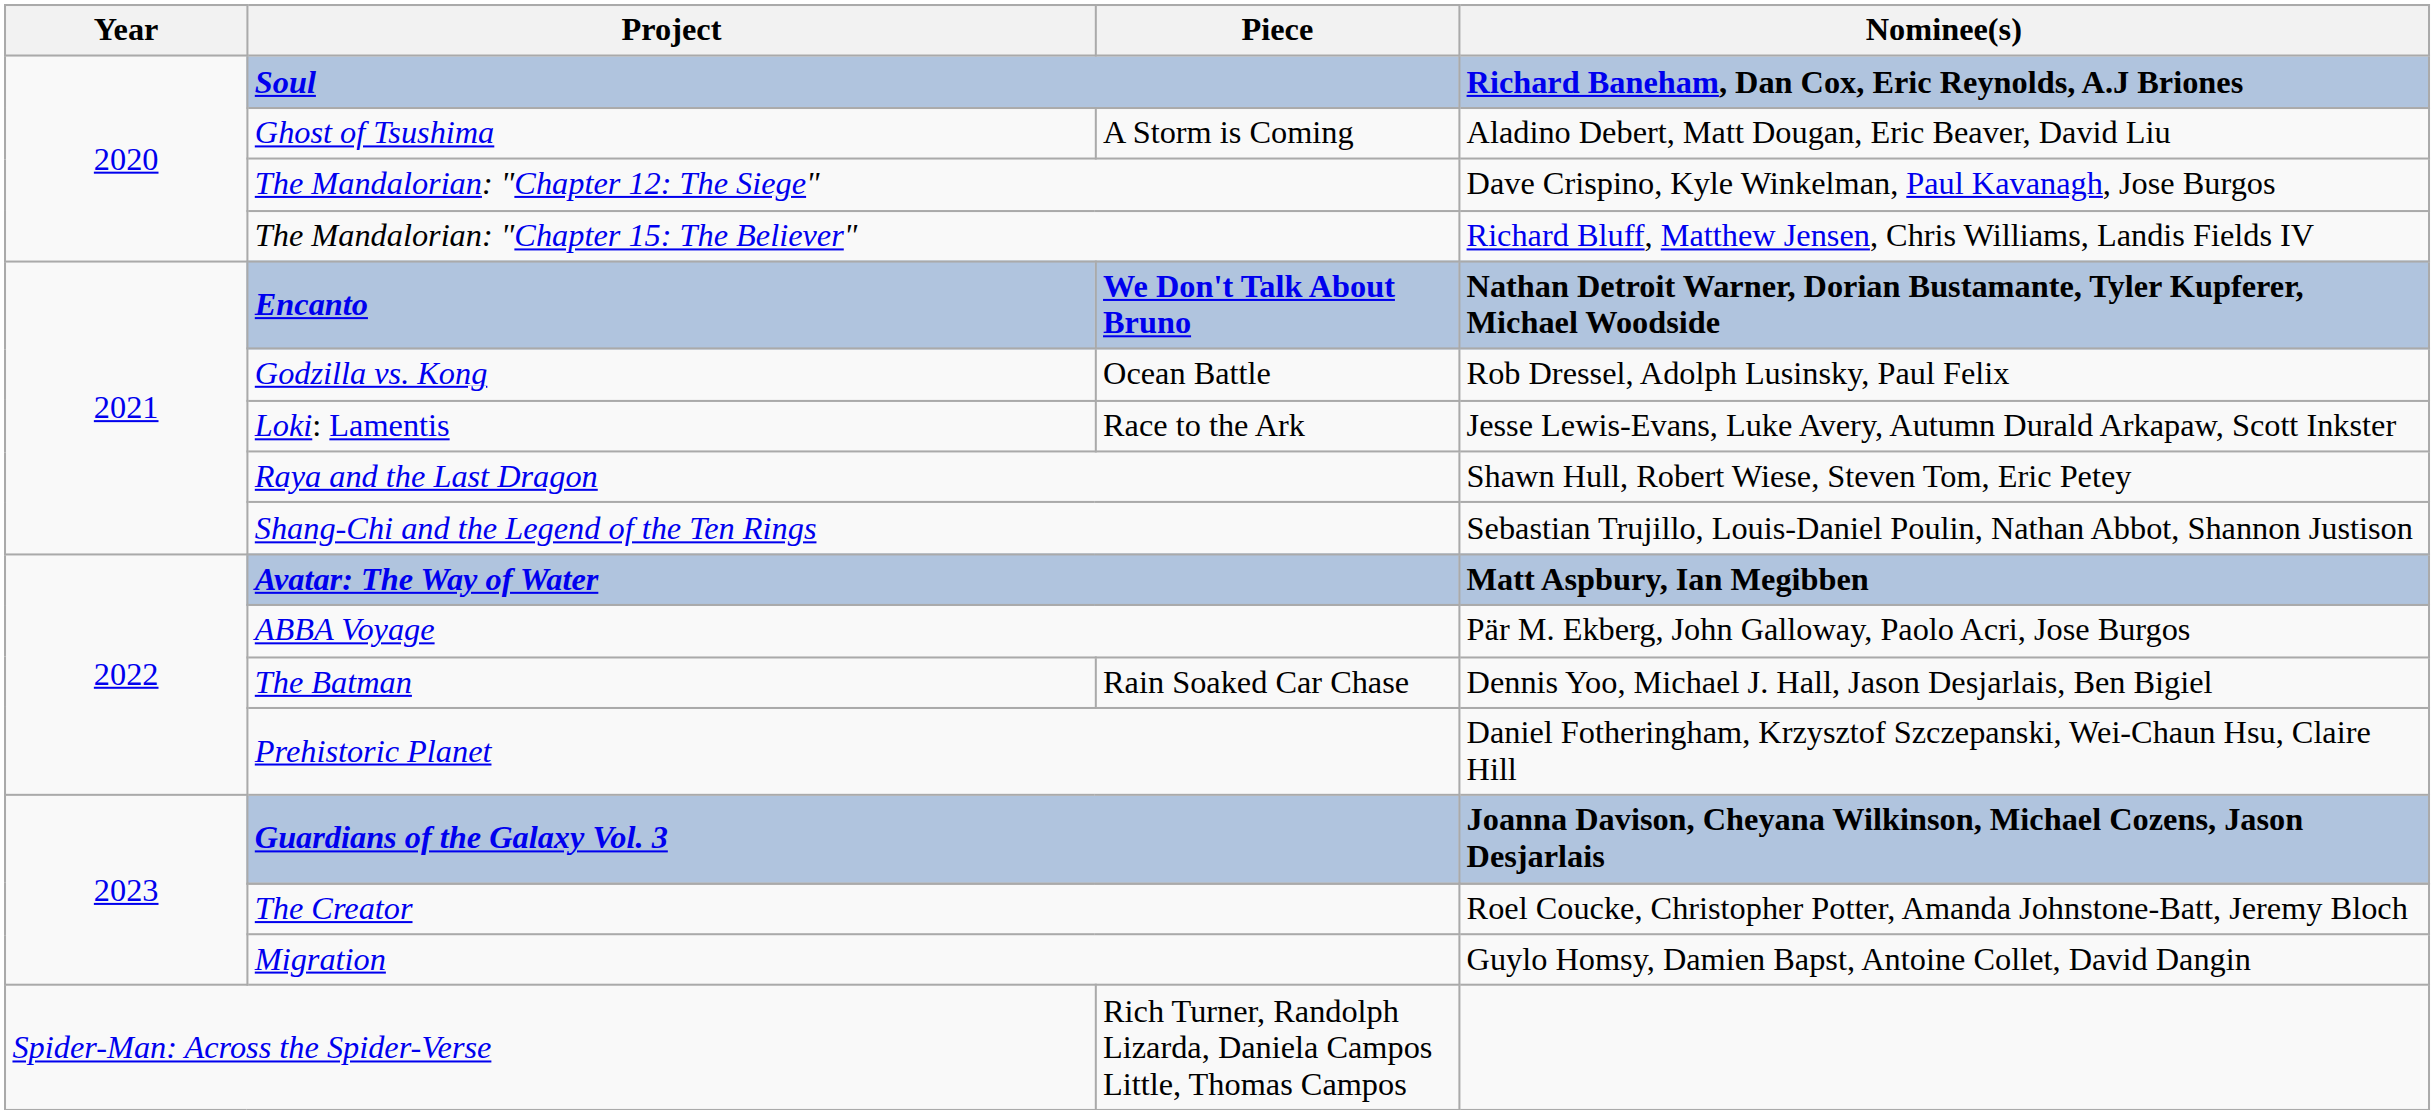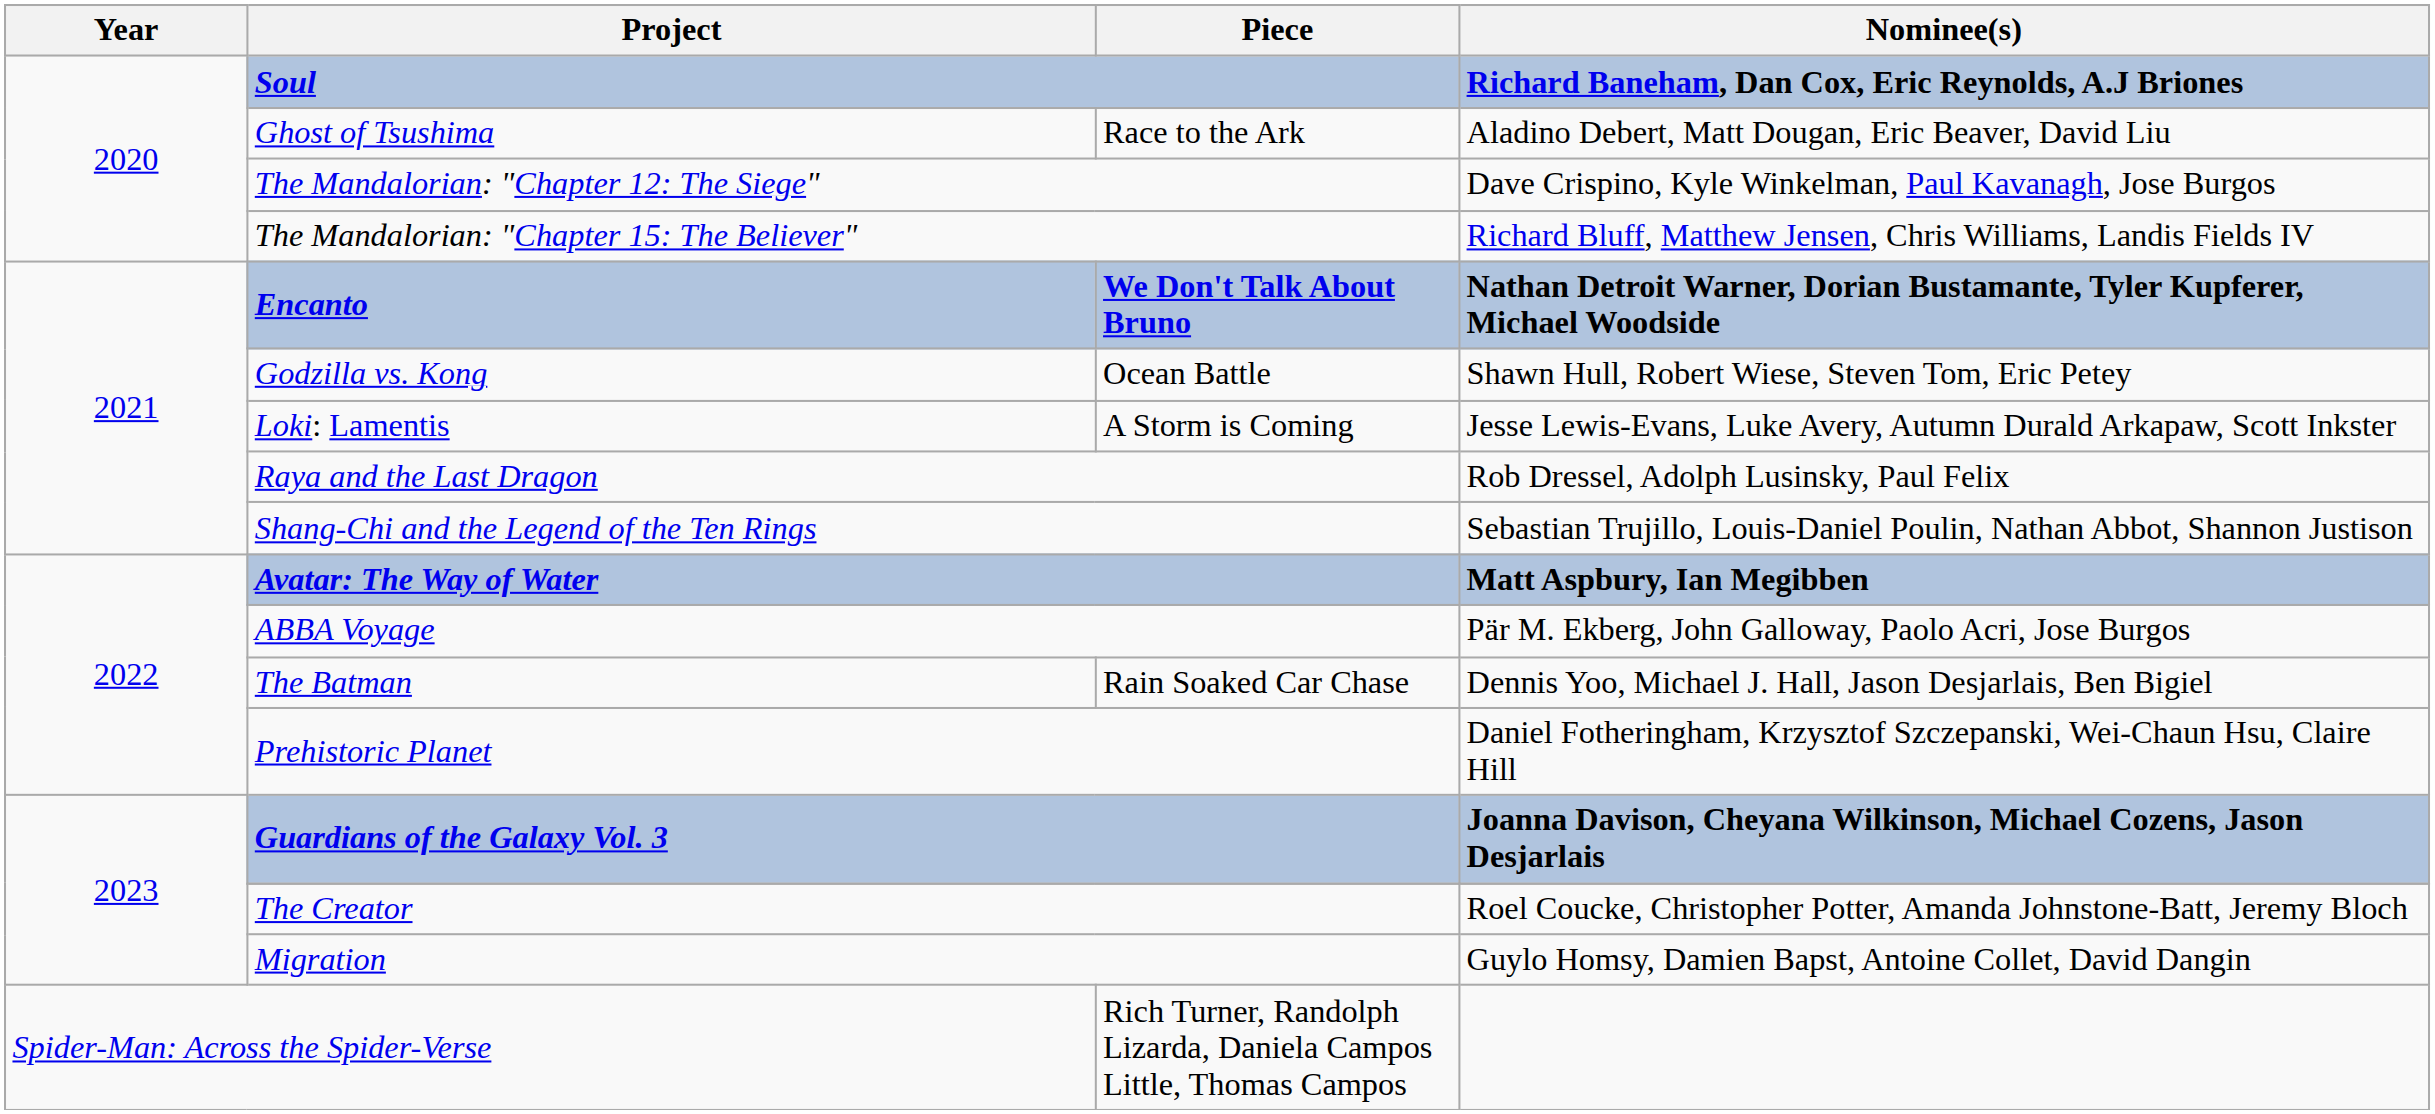(1228, 132) A Storm is Coming -> (1204, 132) Race to the Ark
(1738, 374) Rob Dressel, Adolph Lusinsky, Paul Felix -> (1799, 374) Shawn Hull, Robert Wiese, Steven Tom, Eric Petey
(1204, 425) Race to the Ark -> (1228, 425) A Storm is Coming
(1799, 476) Shawn Hull, Robert Wiese, Steven Tom, Eric Petey -> (1738, 476) Rob Dressel, Adolph Lusinsky, Paul Felix
